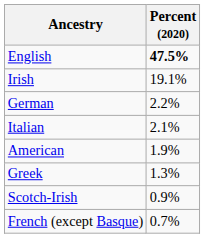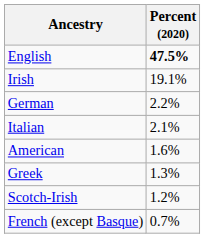(165, 151) 1.9% -> (165, 151) 1.6%
(165, 198) 0.9% -> (165, 198) 1.2%
